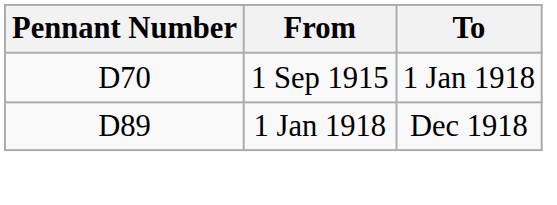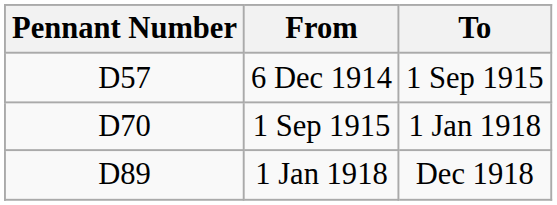+ row: (321, 77)
